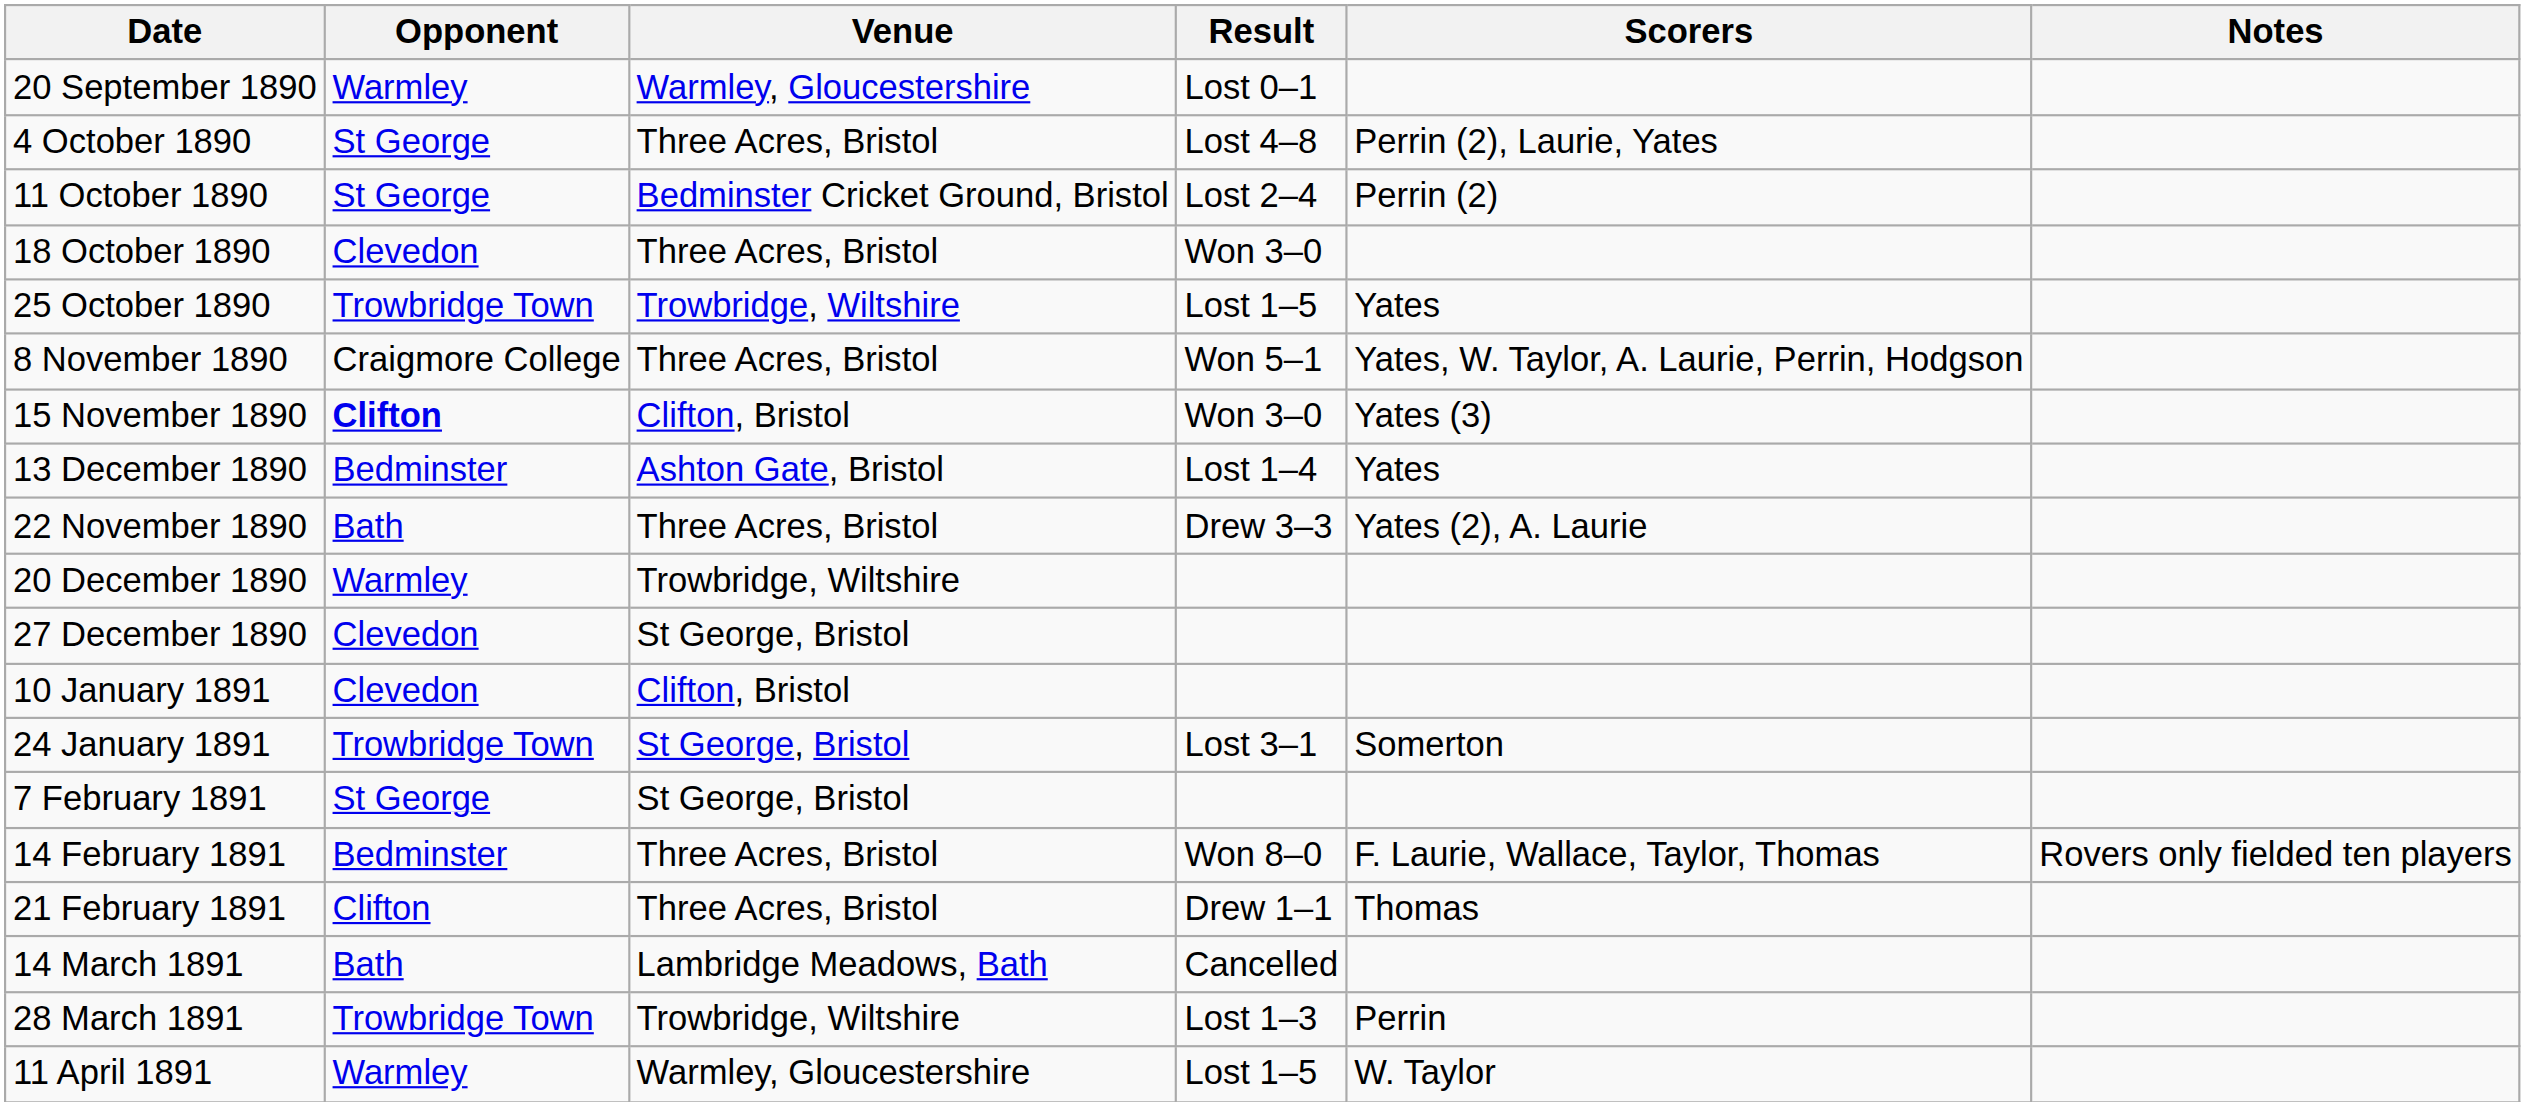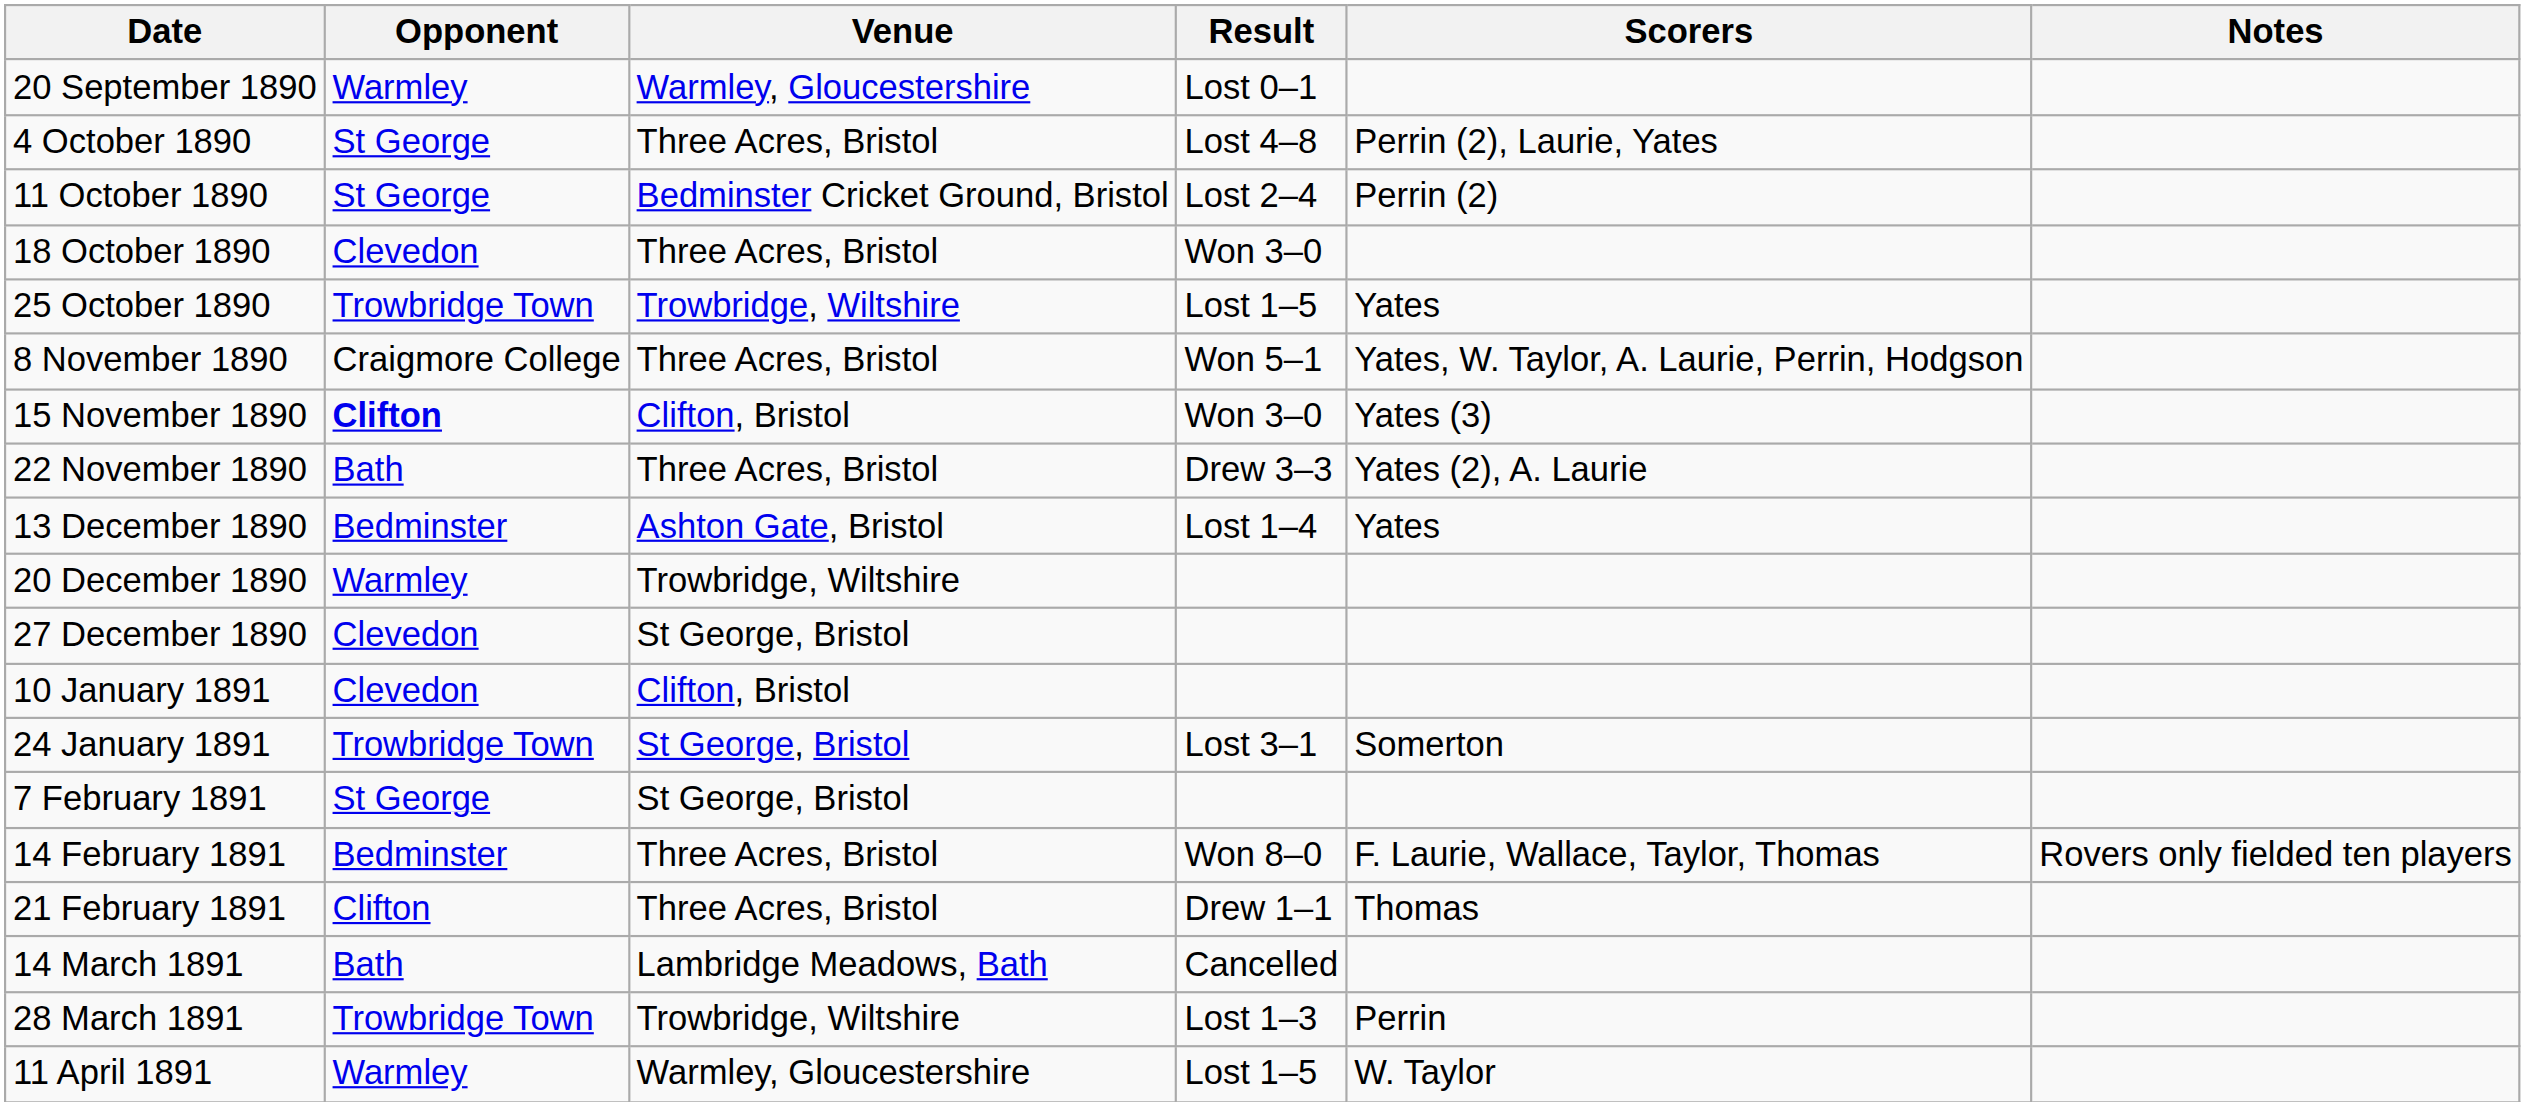rows swapped: (160, 525) <-> (160, 470)
